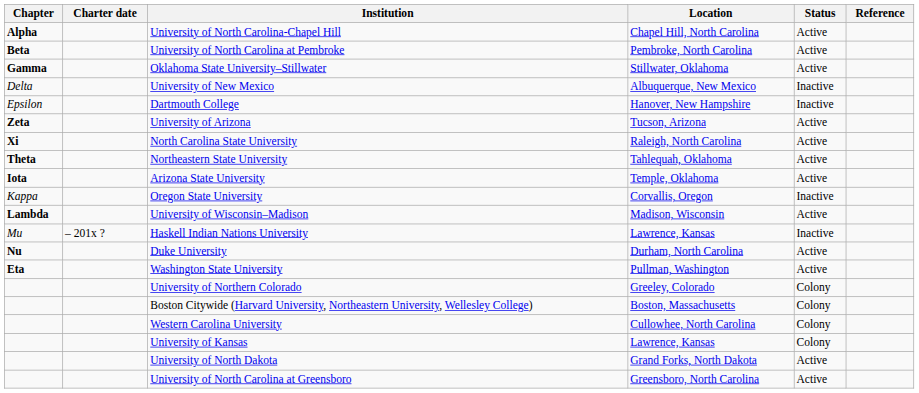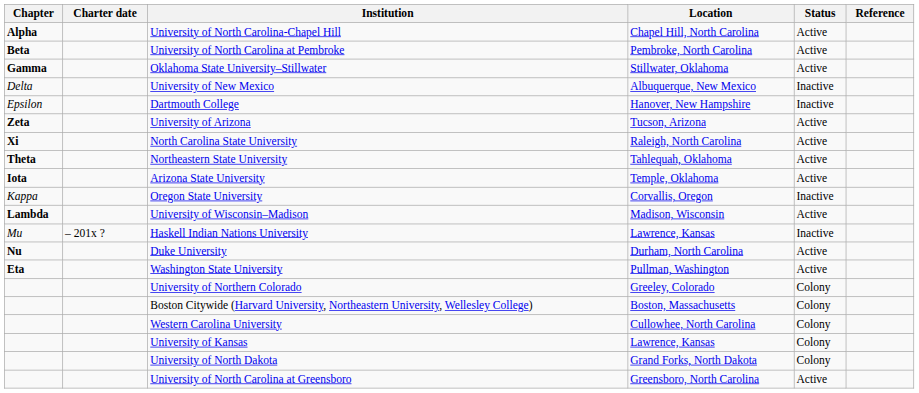(812, 360) Active -> (813, 360) Colony
